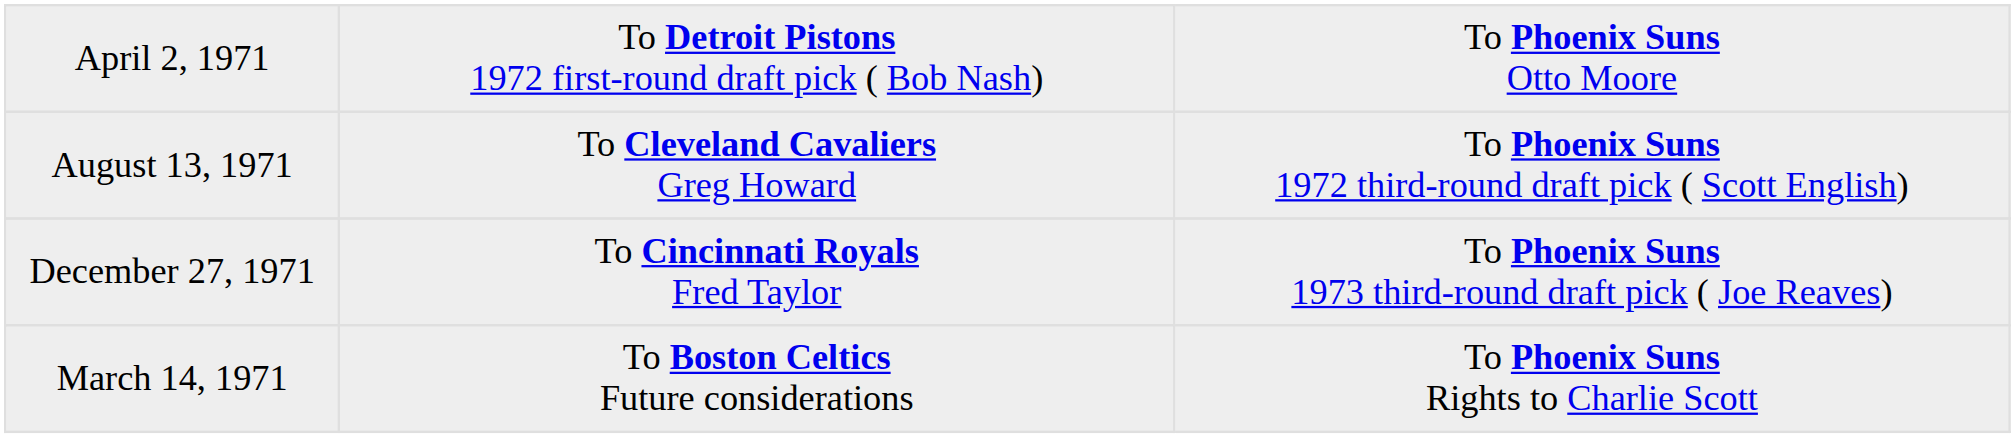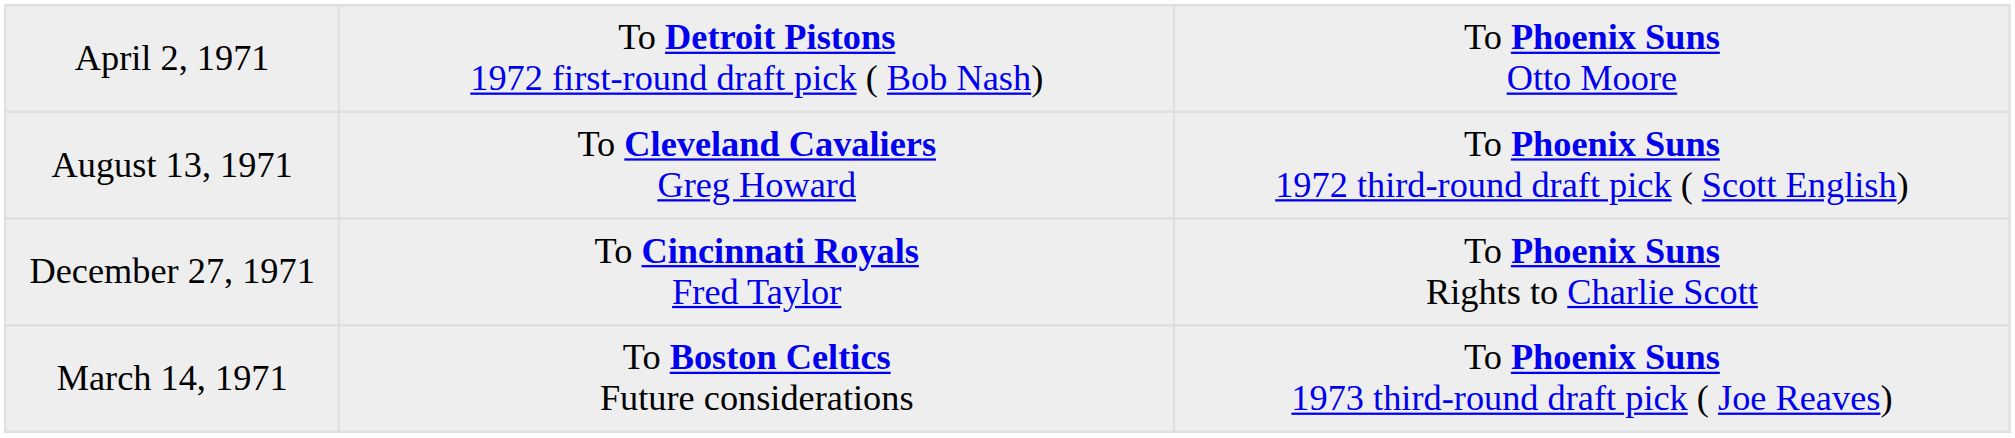(1592, 271) To Phoenix Suns 1973 third-round draft pick ( Joe Reaves) -> (1592, 271) To Phoenix Suns Rights to Charlie Scott
(1592, 377) To Phoenix Suns Rights to Charlie Scott -> (1592, 377) To Phoenix Suns 1973 third-round draft pick ( Joe Reaves)
